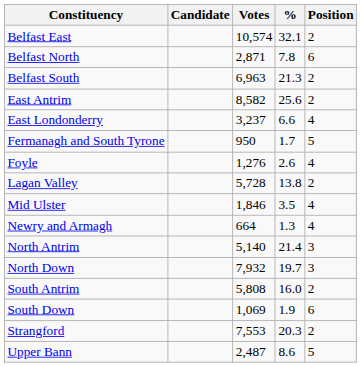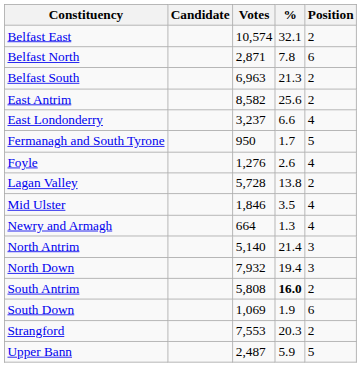(290, 267) 19.7 -> (290, 267) 19.4
(290, 288) normal -> (290, 288) bold
(287, 352) 8.6 -> (287, 352) 5.9
